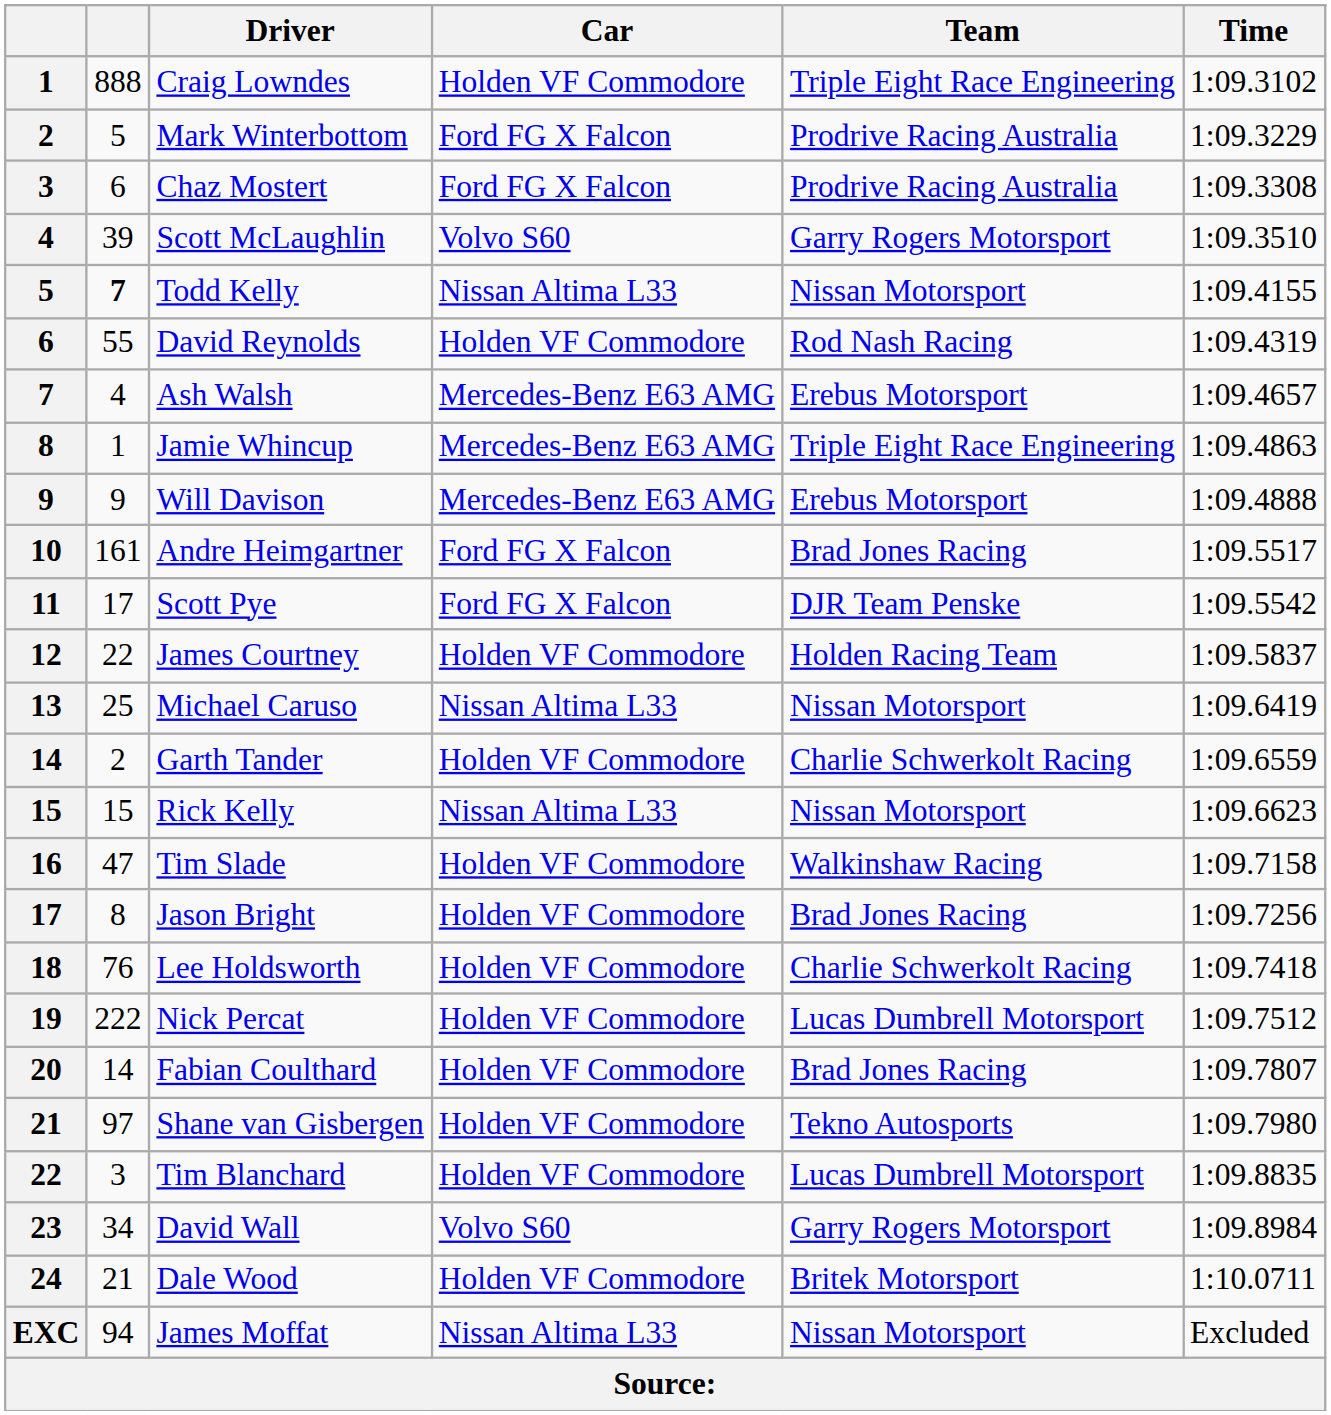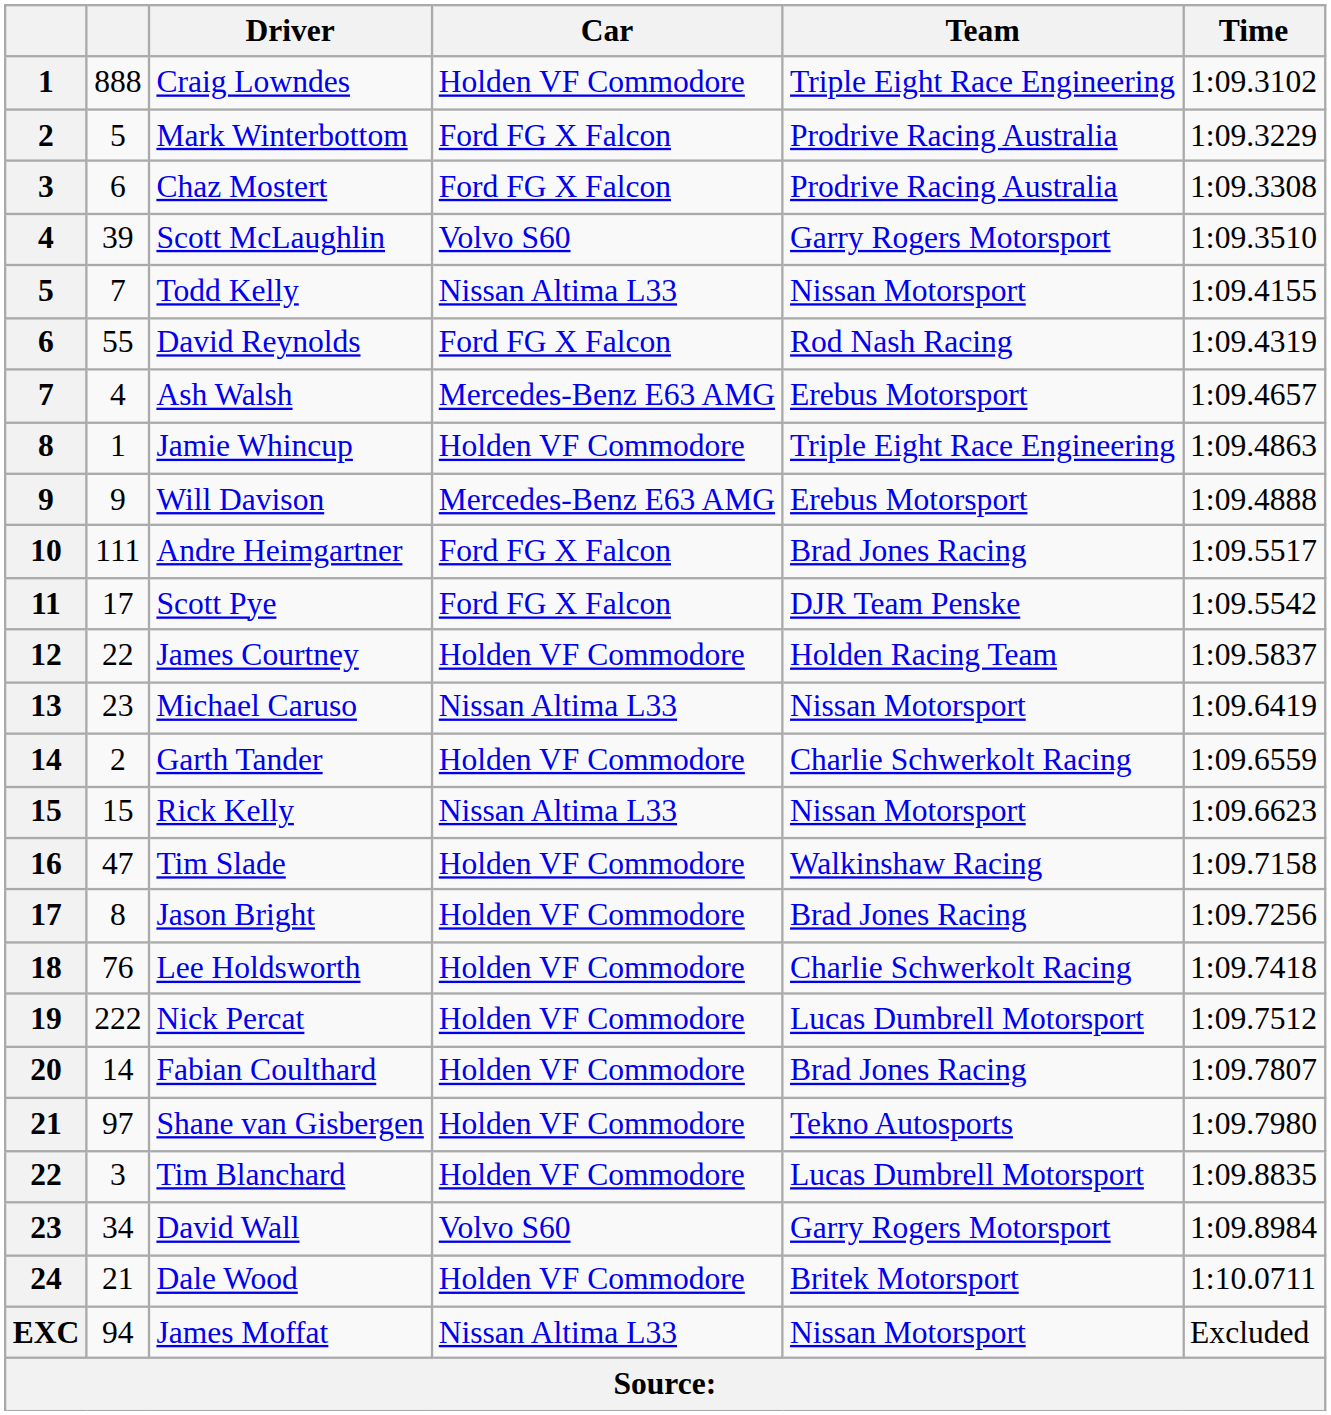(118, 290) bold -> (118, 290) normal
(592, 342) Holden VF Commodore -> (555, 342) Ford FG X Falcon
(607, 446) Mercedes-Benz E63 AMG -> (592, 446) Holden VF Commodore
(118, 550) 161 -> (118, 550) 111
(118, 706) 25 -> (118, 706) 23
